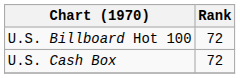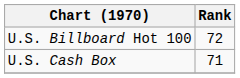(215, 61) 72 -> (215, 61) 71
